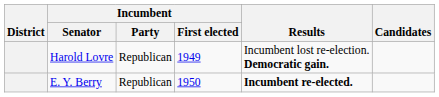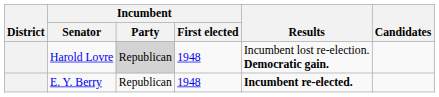(145, 57) no background -> (145, 57) lightgrey background
(189, 57) 1949 -> (189, 57) 1948
(189, 82) 1950 -> (189, 82) 1948
